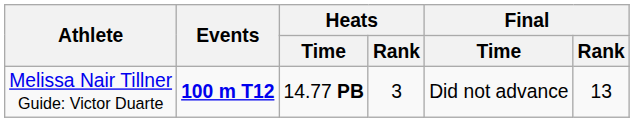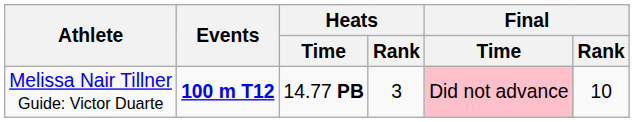(499, 92) no background -> (499, 92) pink background
(601, 92) 13 -> (601, 92) 10
